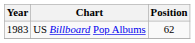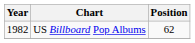(18, 30) 1983 -> (18, 30) 1982
